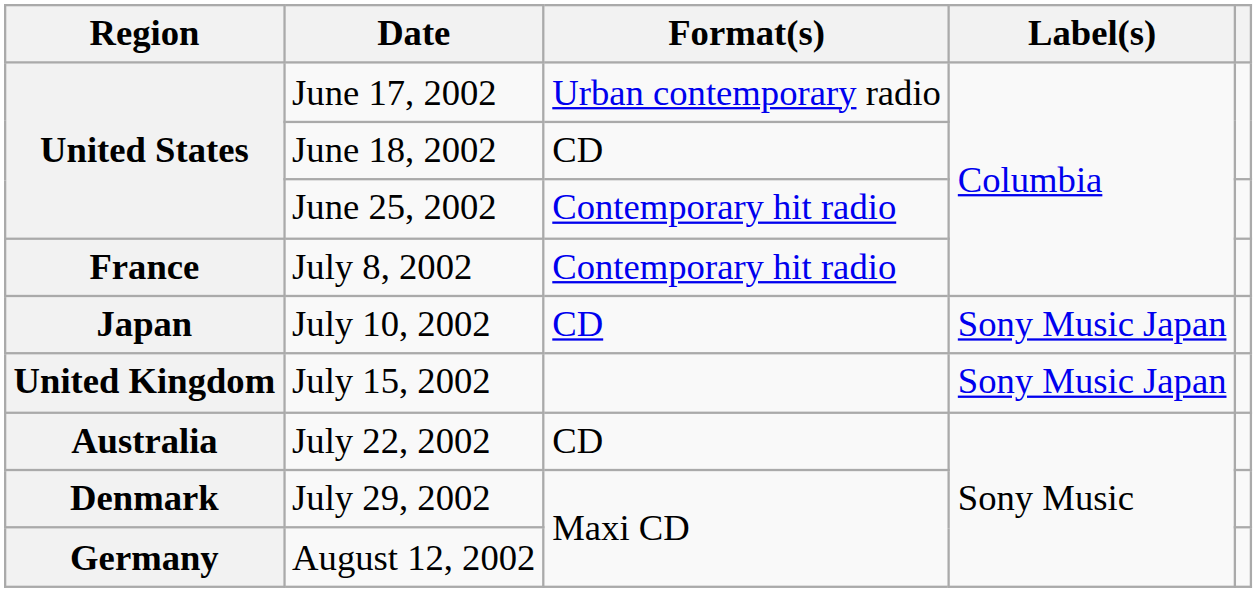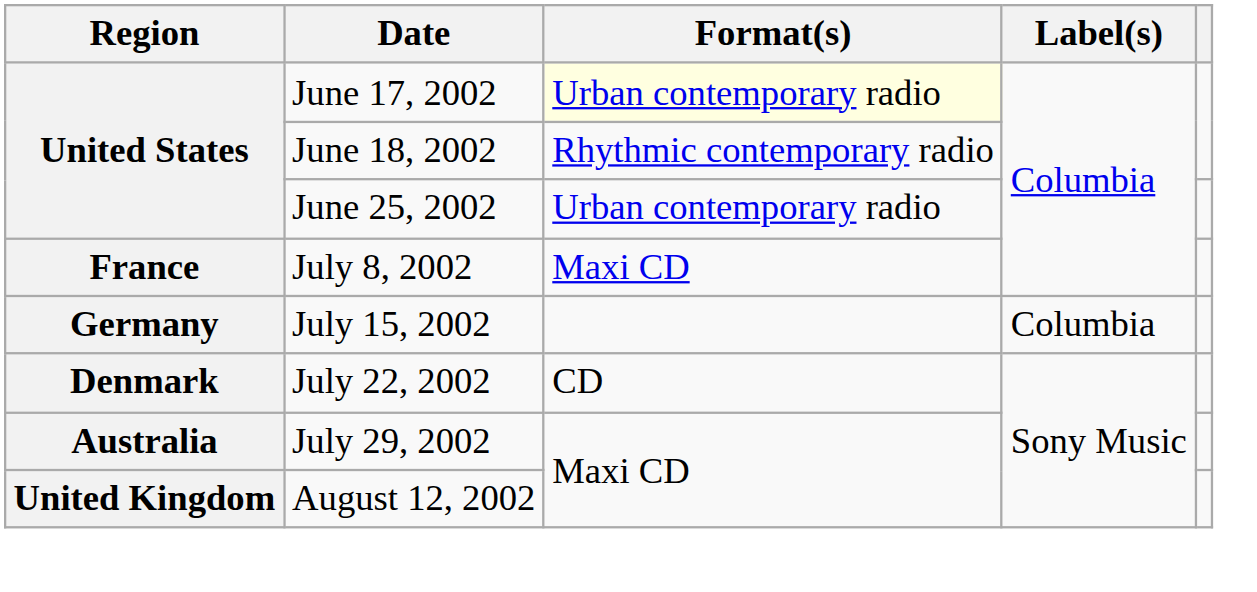(747, 91) no background -> (747, 91) lightyellow background
(578, 149) CD -> (773, 149) Rhythmic contemporary radio
(724, 207) Contemporary hit radio -> (747, 207) Urban contemporary radio
(724, 265) Contemporary hit radio -> (621, 265) Maxi CD
- row: (391, 324)
(144, 382) United Kingdom -> (144, 324) Germany
(1092, 382) Sony Music Japan -> (1083, 324) Columbia
(144, 440) Australia -> (144, 382) Denmark
(144, 498) Denmark -> (144, 440) Australia
(144, 556) Germany -> (144, 498) United Kingdom
